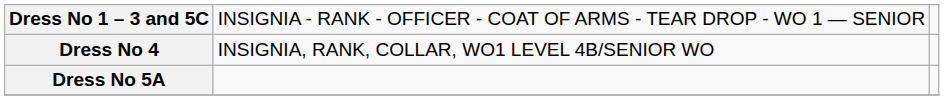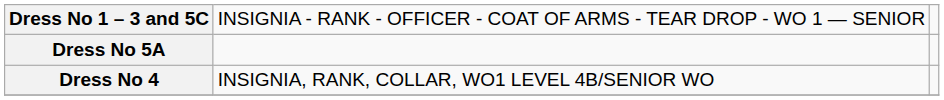rows swapped: (109, 79) <-> (109, 49)
